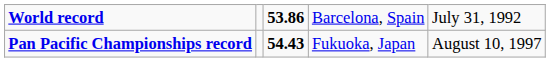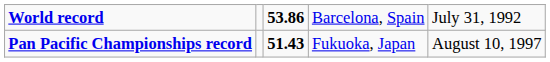(286, 43) 54.43 -> (286, 43) 51.43
